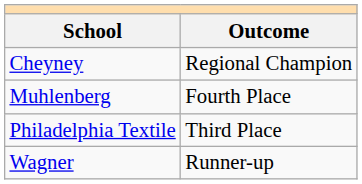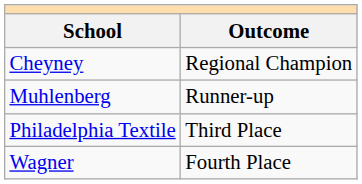(238, 96) Fourth Place -> (230, 96) Runner-up
(230, 162) Runner-up -> (238, 162) Fourth Place
